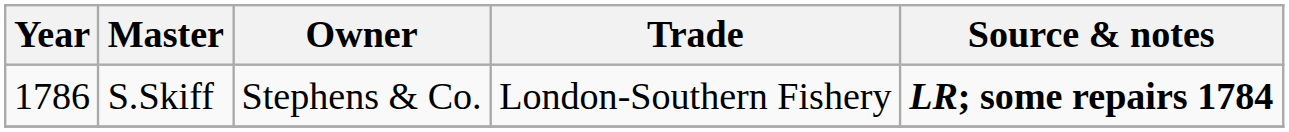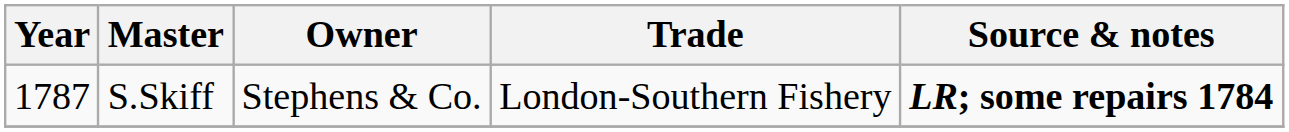(52, 95) 1786 -> (52, 95) 1787
